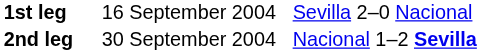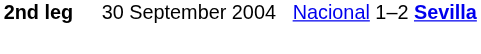- row: (35, 12)
